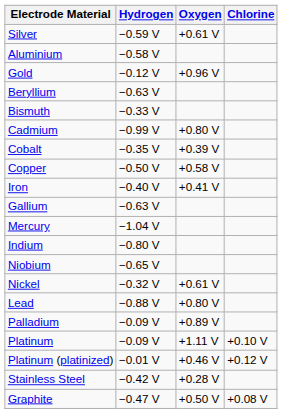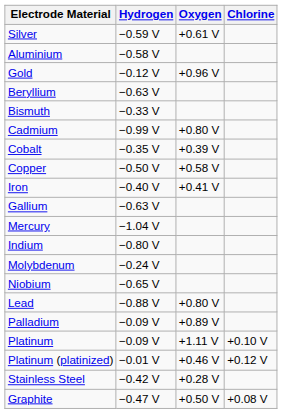+ row: (41, 264)
- row: (24, 283)
